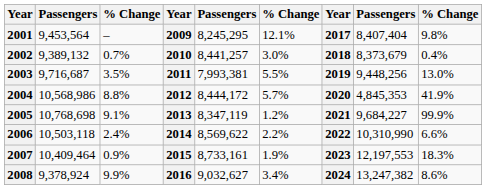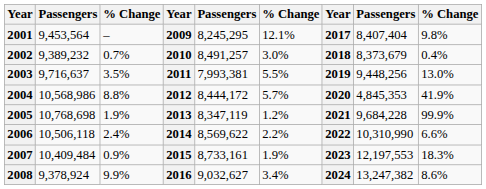(64, 54) 9,389,132 -> (64, 54) 9,389,232
(223, 54) 8,441,257 -> (223, 54) 8,491,257
(64, 74) 9,716,687 -> (64, 74) 9,716,637
(116, 114) 9.1% -> (116, 114) 1.9%
(382, 114) 9,684,227 -> (382, 114) 9,684,228
(67, 134) 10,503,118 -> (67, 134) 10,506,118
(67, 154) 10,409,464 -> (67, 154) 10,409,484
